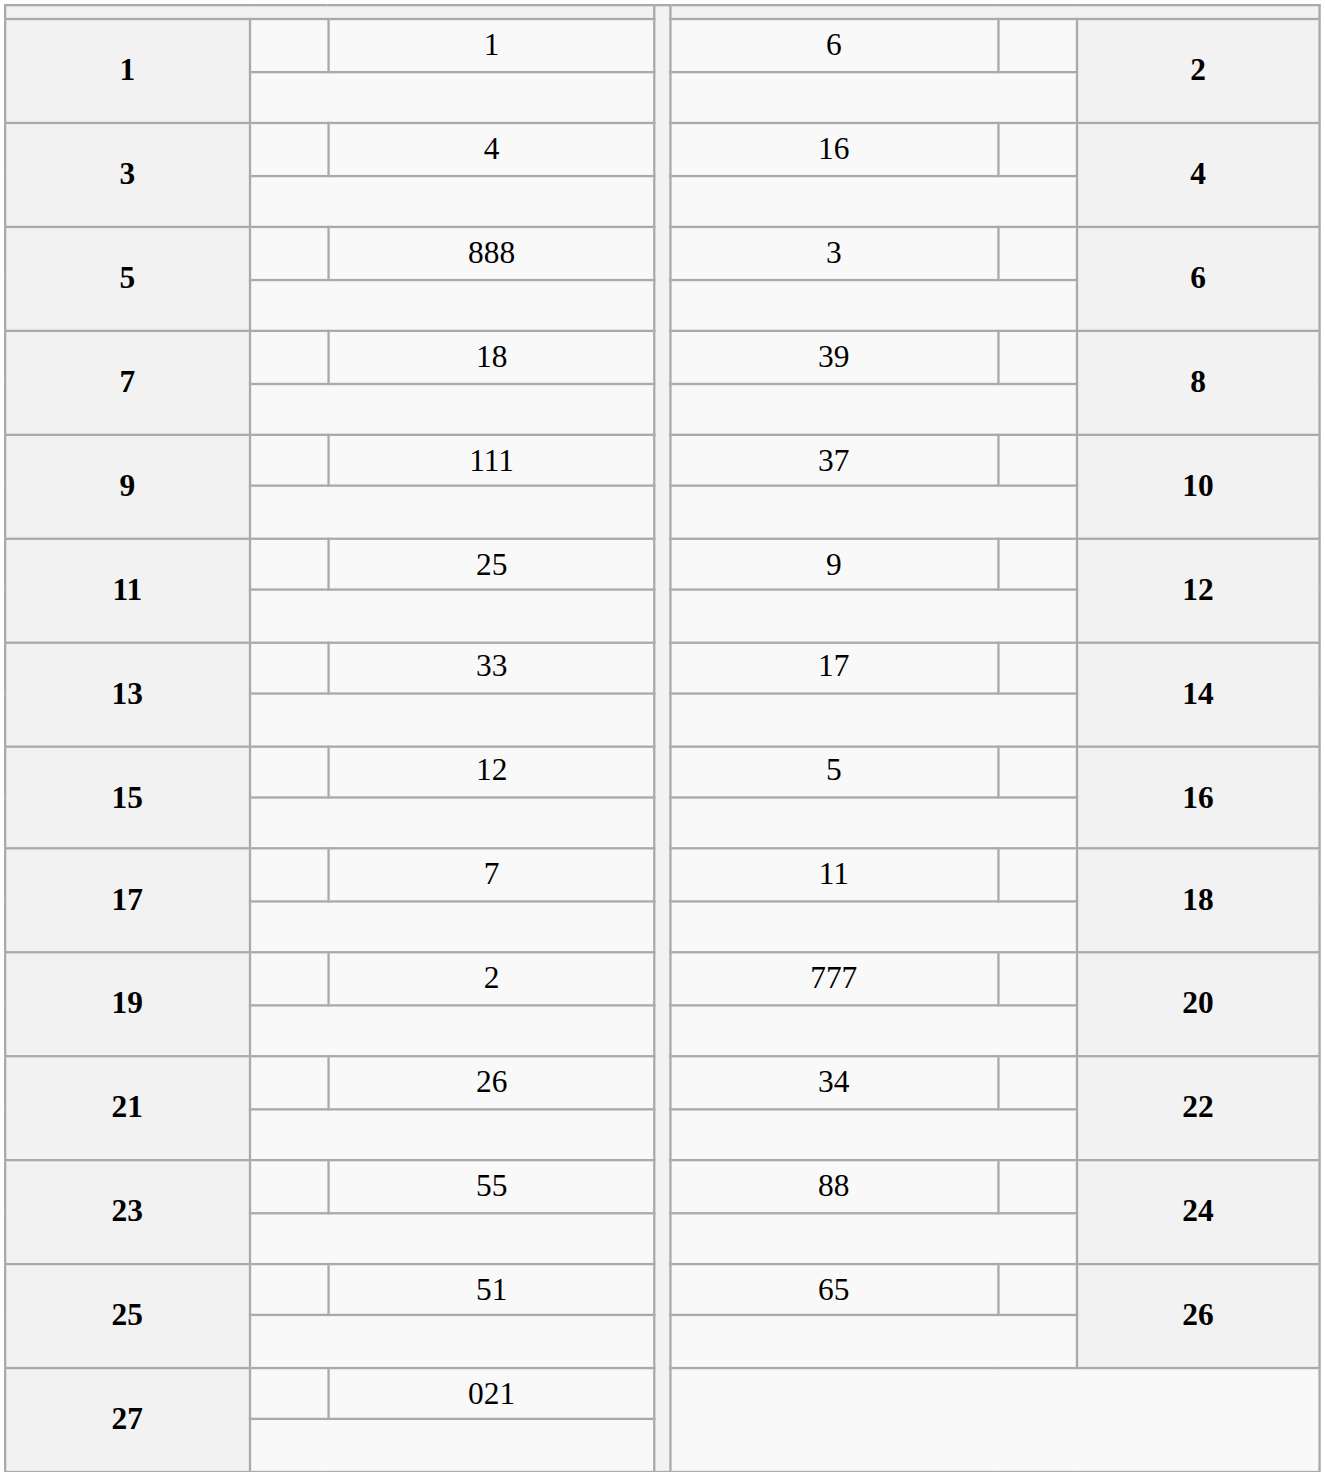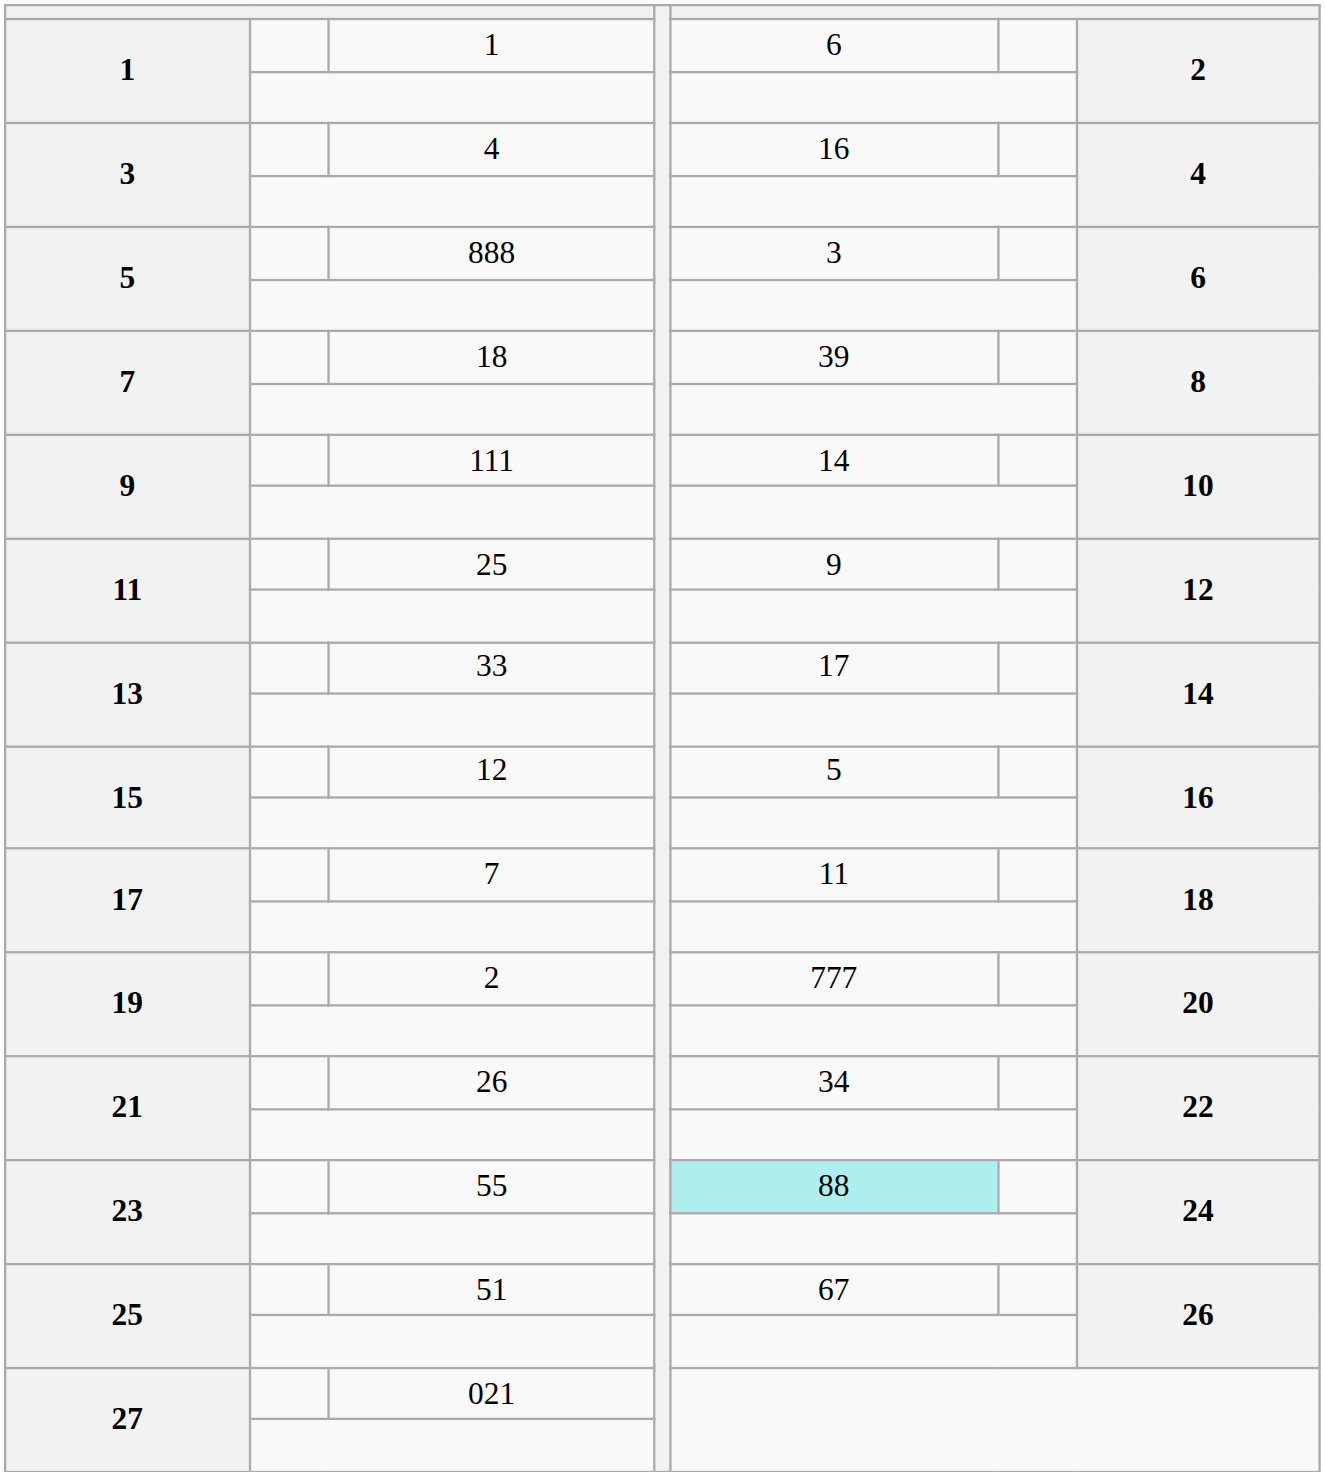(834, 459) 37 -> (834, 459) 14
(834, 1185) no background -> (834, 1185) paleturquoise background
(834, 1288) 65 -> (834, 1288) 67
